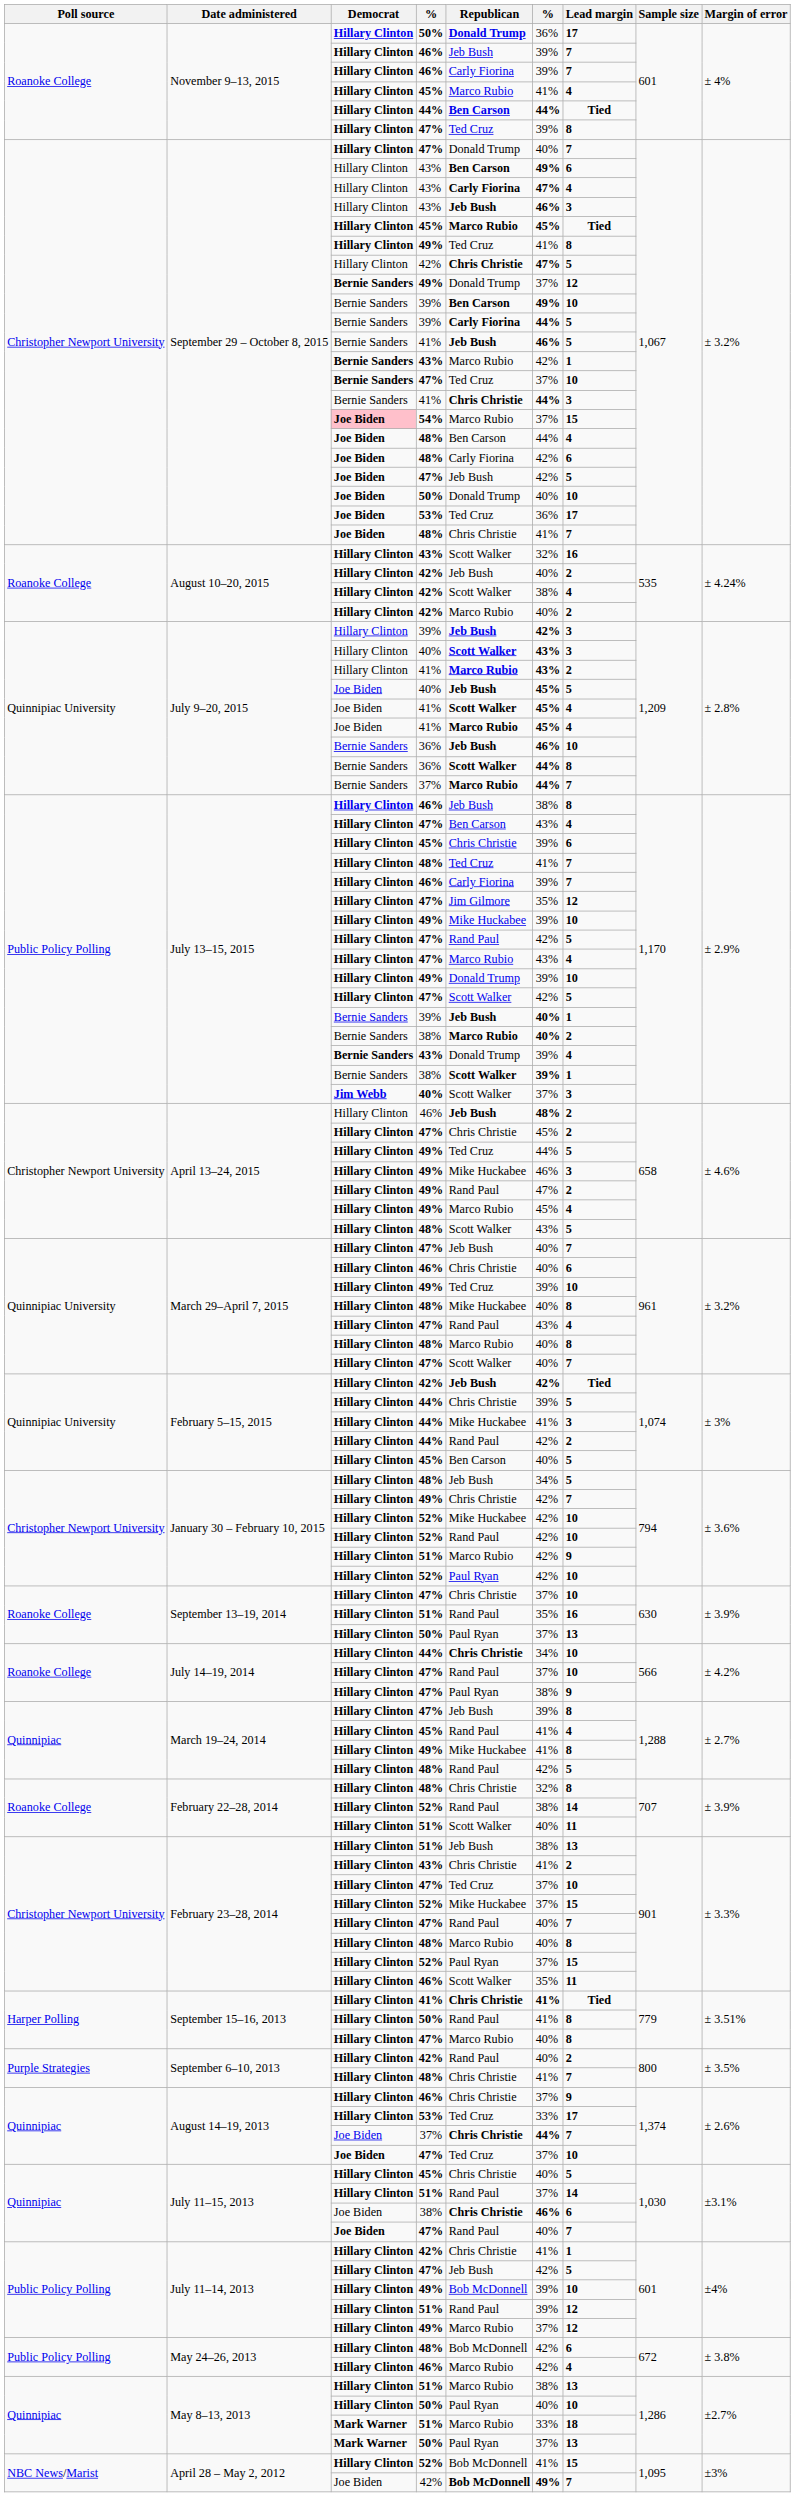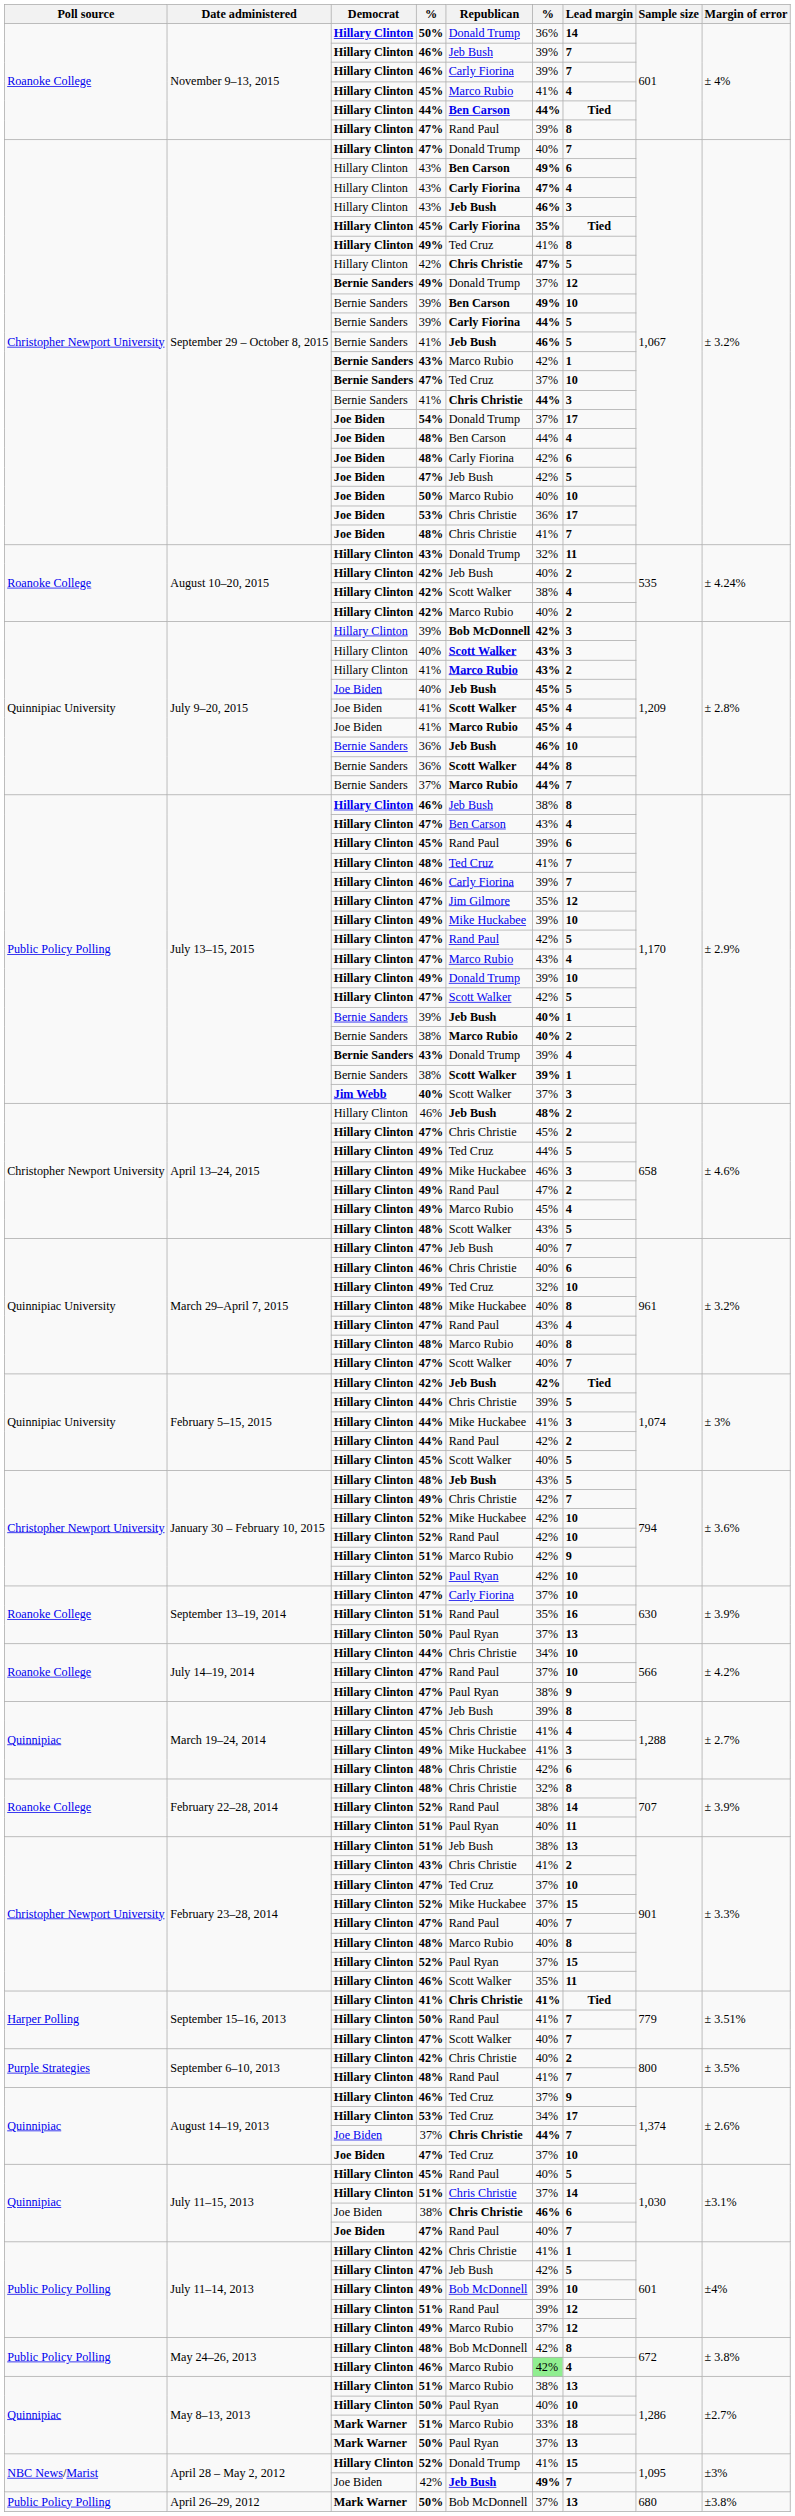(487, 33) bold -> (484, 33) normal
(572, 33) 17 -> (572, 33) 14
(471, 129) Ted Cruz -> (474, 129) Rand Paul
(483, 226) Marco Rubio -> (484, 226) Carly Fiorina
(548, 226) 45% -> (548, 226) 35%
(359, 419) pink background -> (359, 419) no background
(481, 419) Marco Rubio -> (484, 419) Donald Trump
(572, 419) 15 -> (572, 419) 17
(484, 496) Donald Trump -> (481, 496) Marco Rubio
(471, 515) Ted Cruz -> (483, 515) Chris Christie
(480, 554) Scott Walker -> (484, 554) Donald Trump
(572, 554) 16 -> (571, 554) 11
(473, 631) Jeb Bush -> (489, 631) Bob McDonnell
(483, 843) Chris Christie -> (474, 843) Rand Paul
(547, 1286) 39% -> (547, 1286) 32%
(477, 1460) Ben Carson -> (480, 1460) Scott Walker
(471, 1479) normal -> (473, 1479) bold
(547, 1479) 34% -> (547, 1479) 43%
(483, 1595) Chris Christie -> (481, 1595) Carly Fiorina
(486, 1653) bold -> (483, 1653) normal
(474, 1730) Rand Paul -> (483, 1730) Chris Christie
(569, 1749) 8 -> (569, 1749) 3
(474, 1769) Rand Paul -> (483, 1769) Chris Christie
(569, 1769) 5 -> (569, 1769) 6
(480, 1826) Scott Walker -> (474, 1826) Paul Ryan
(569, 2019) 8 -> (569, 2019) 7
(481, 2039) Marco Rubio -> (480, 2039) Scott Walker
(569, 2039) 8 -> (569, 2039) 7
(474, 2058) Rand Paul -> (483, 2058) Chris Christie
(483, 2077) Chris Christie -> (474, 2077) Rand Paul
(483, 2096) Chris Christie -> (471, 2096) Ted Cruz
(547, 2116) 33% -> (547, 2116) 34%
(483, 2174) Chris Christie -> (474, 2174) Rand Paul
(474, 2193) Rand Paul -> (483, 2193) Chris Christie
(569, 2347) 6 -> (569, 2347) 8
(547, 2366) no background -> (547, 2366) lightgreen background
(488, 2463) Bob McDonnell -> (484, 2463) Donald Trump
(489, 2482) Bob McDonnell -> (473, 2482) Jeb Bush
+ row: (215, 2501)
